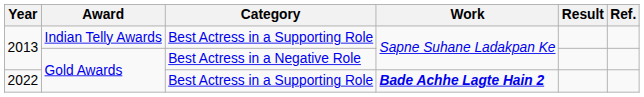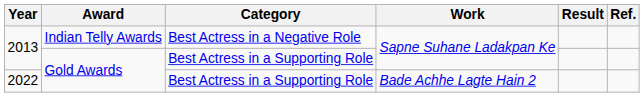(271, 37) Best Actress in a Supporting Role -> (265, 37) Best Actress in a Negative Role
(265, 59) Best Actress in a Negative Role -> (271, 59) Best Actress in a Supporting Role
(462, 80) bold -> (458, 80) normal
